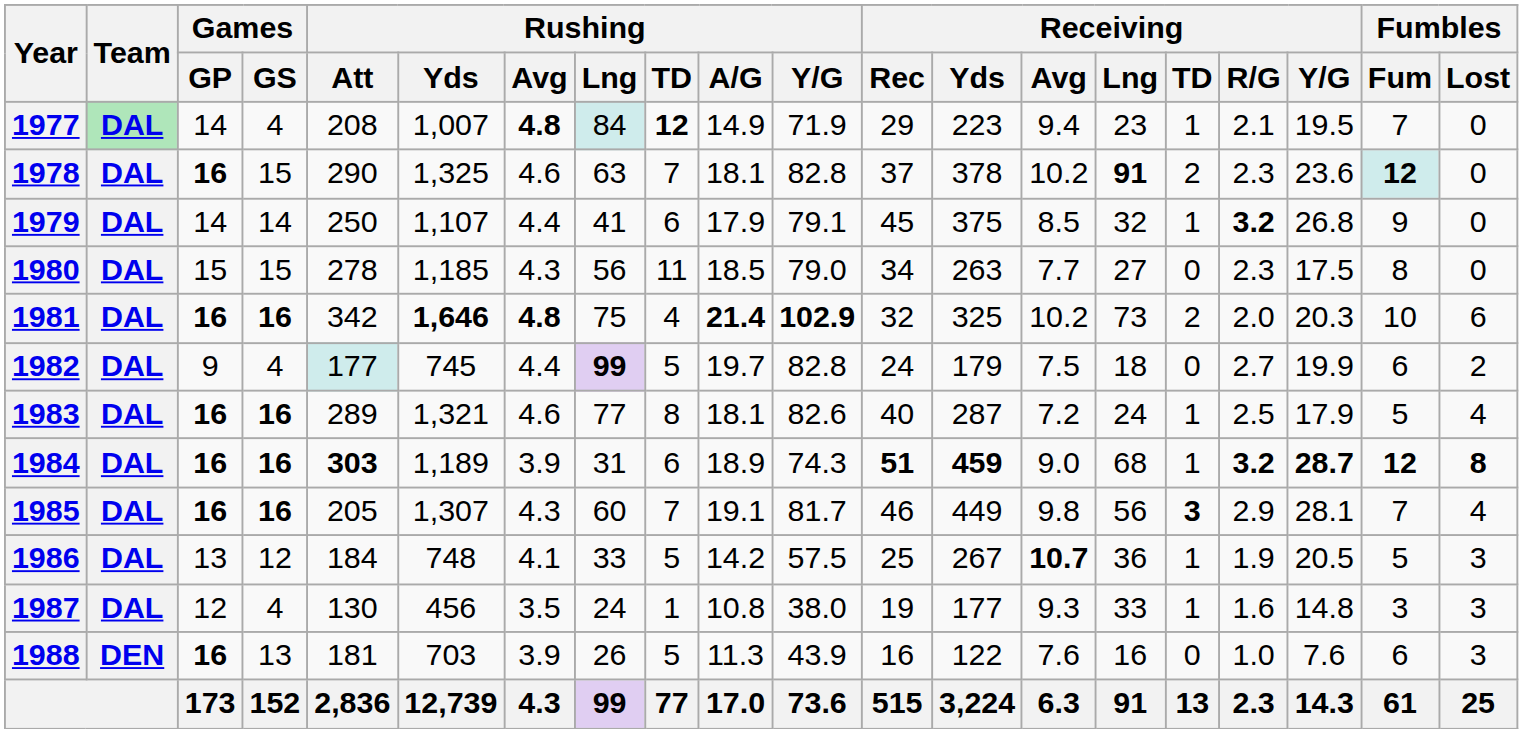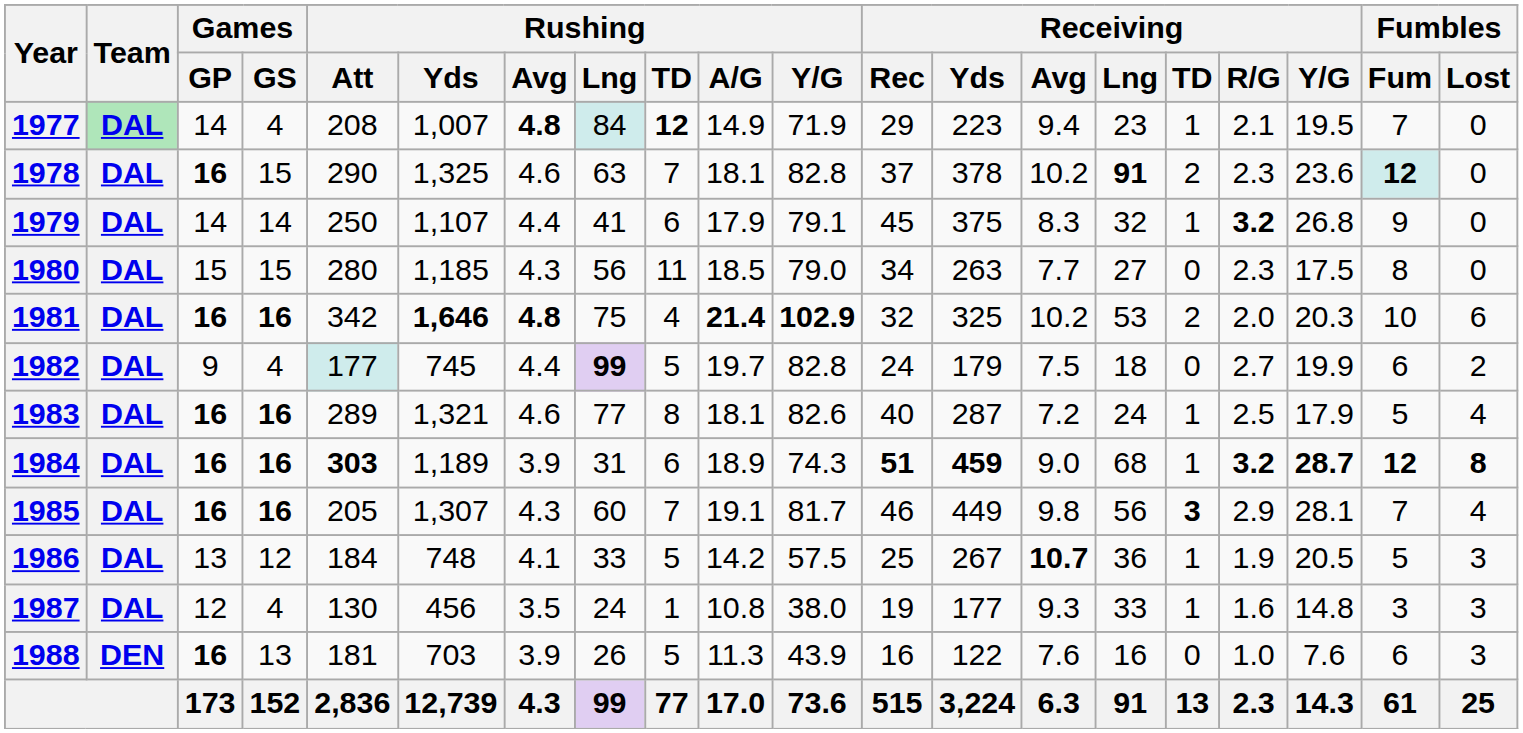(1059, 221) 8.5 -> (1059, 221) 8.3
(352, 269) 278 -> (352, 269) 280
(1130, 317) 73 -> (1130, 317) 53
